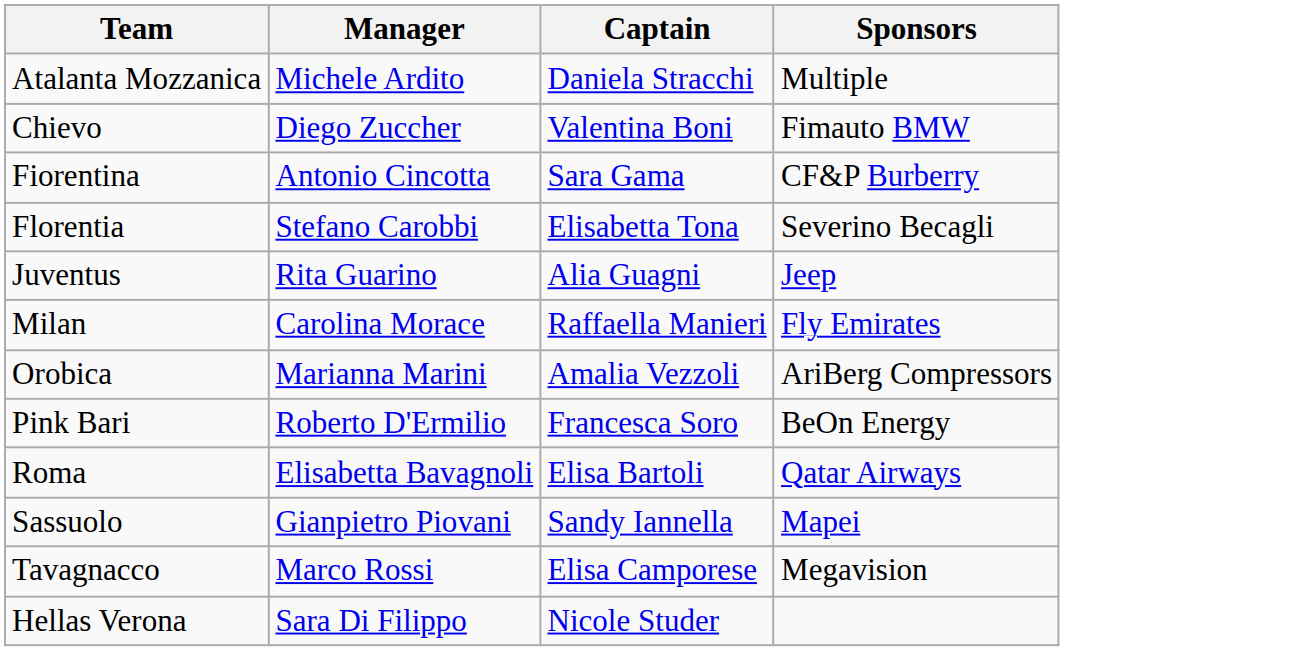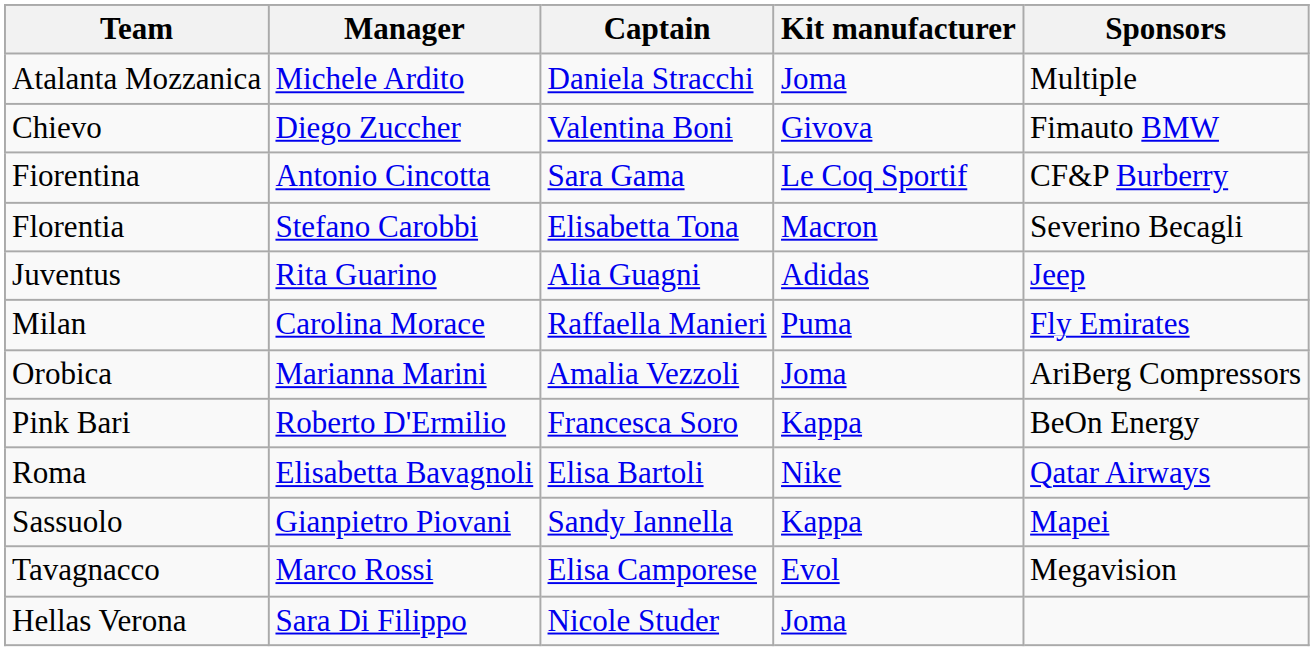+ column: (898, 29)
